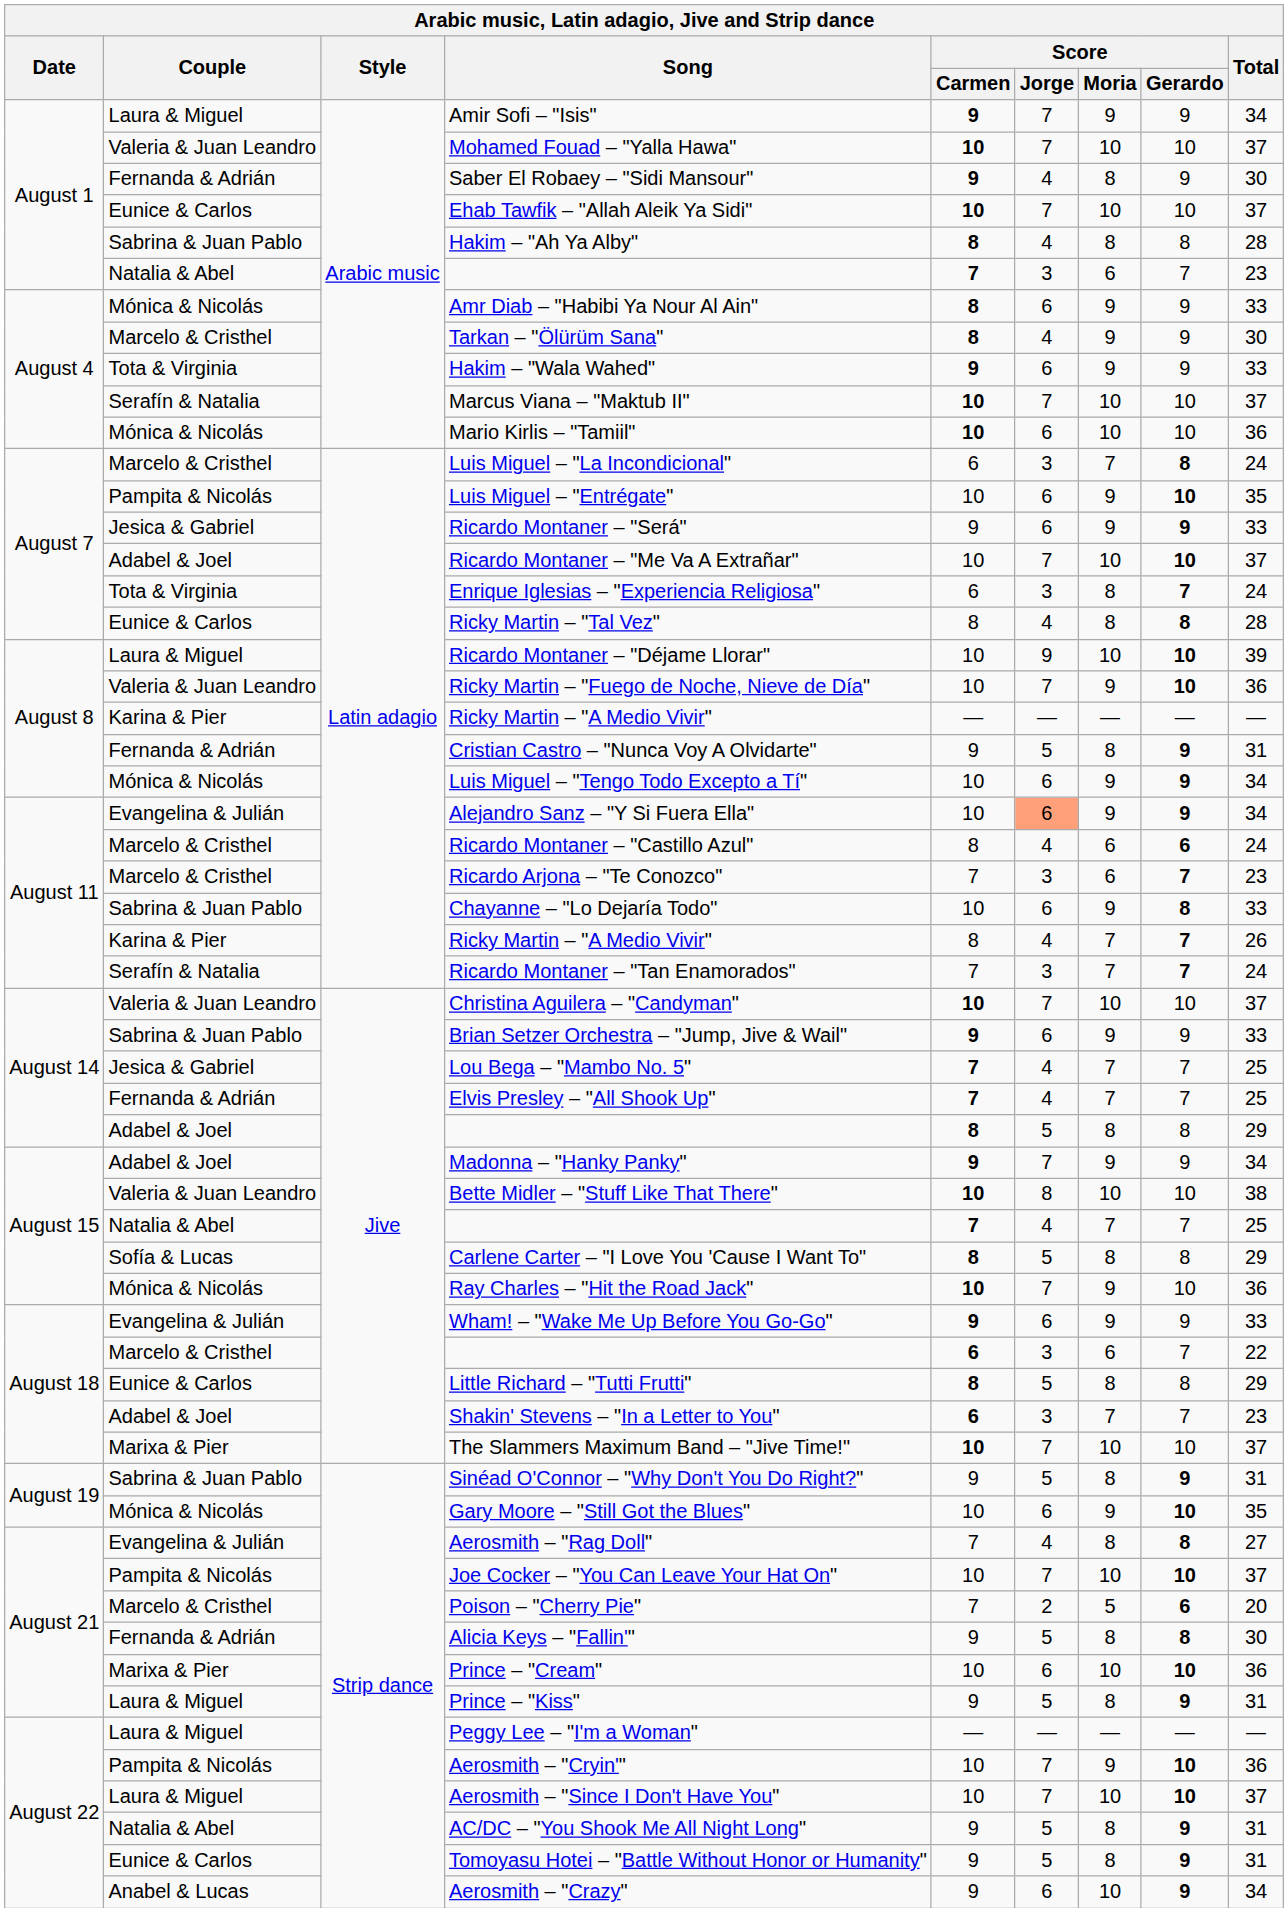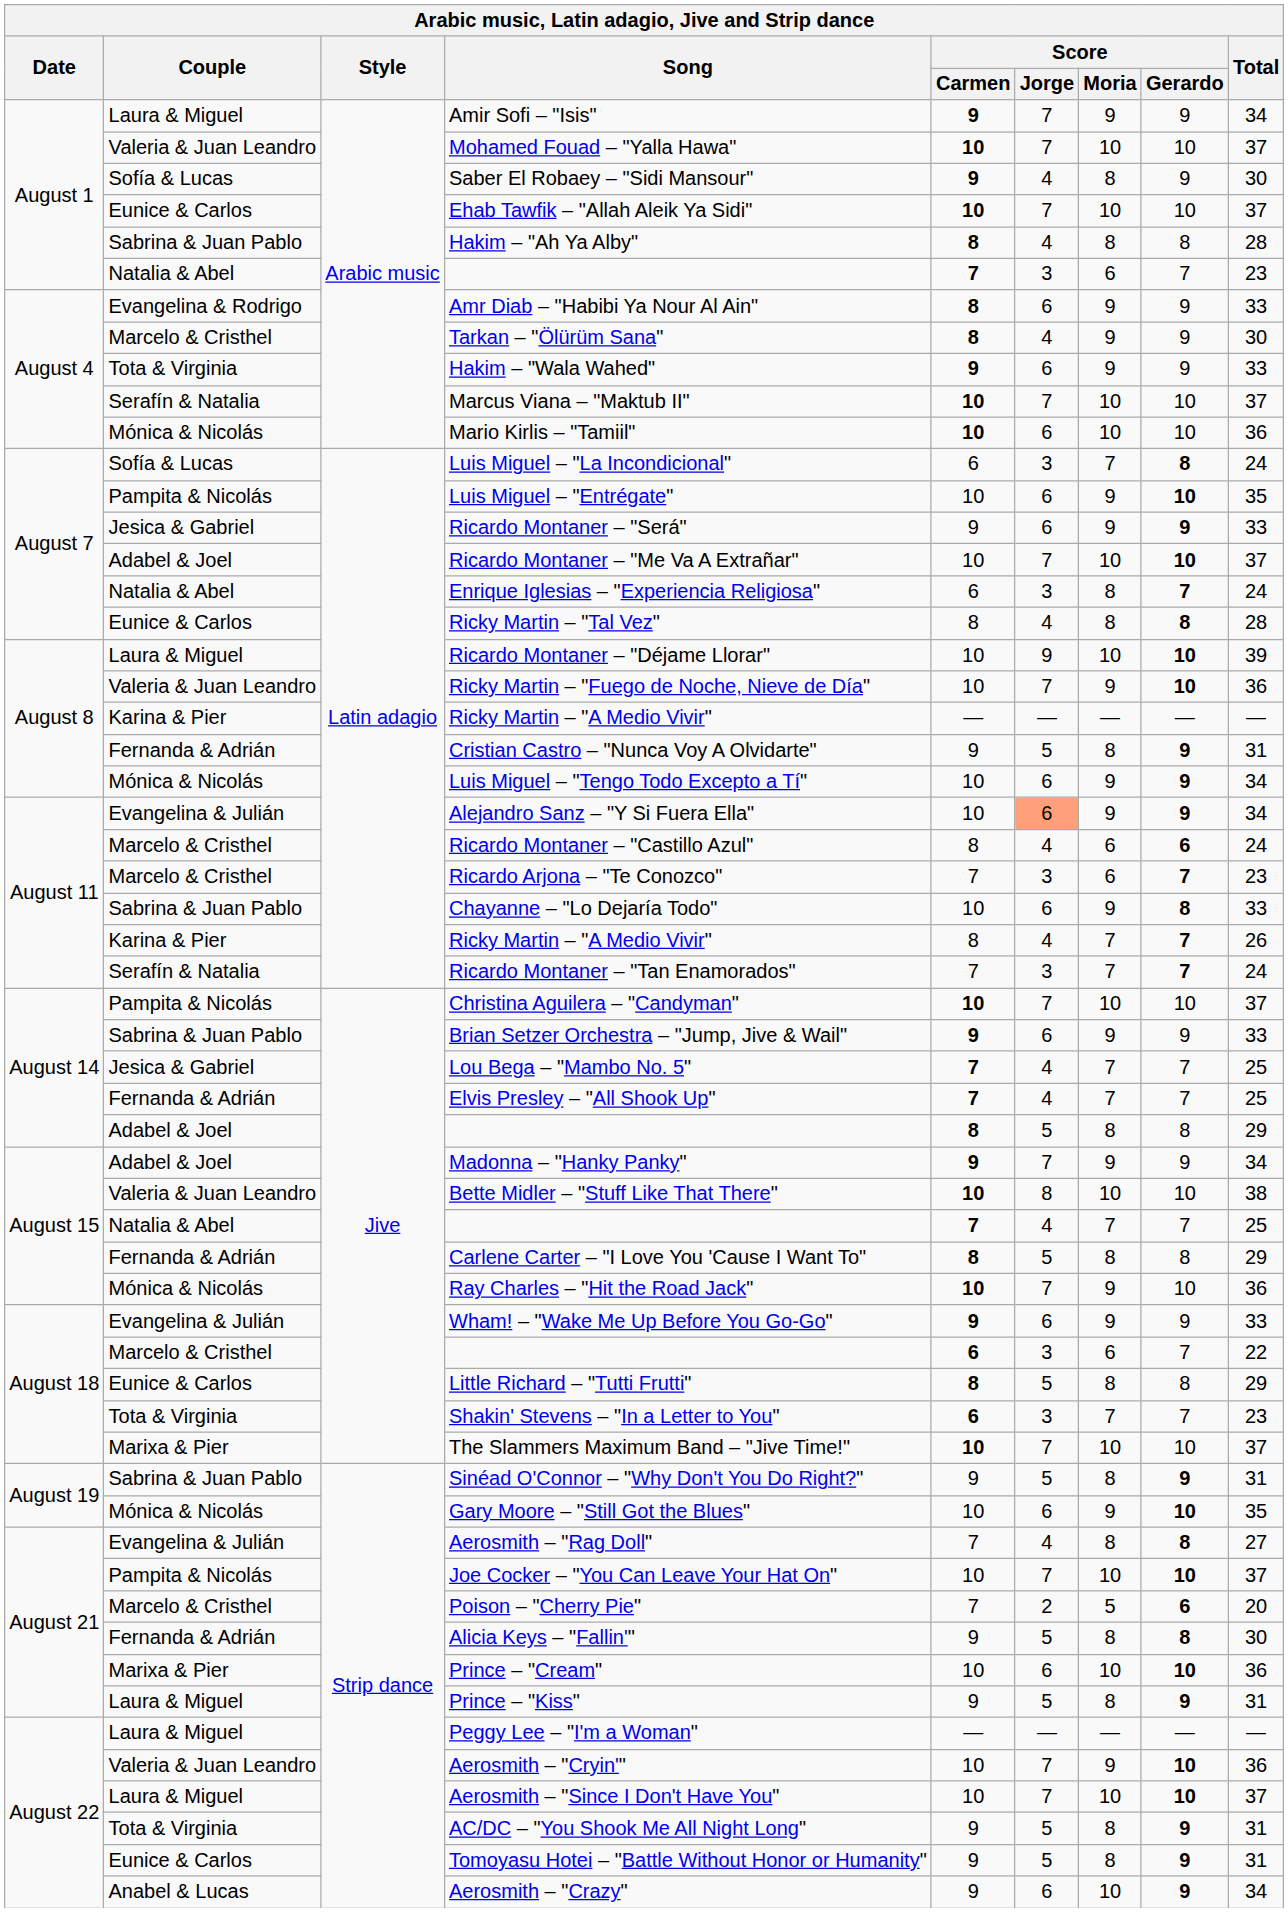(192, 178) Fernanda & Adrián -> (171, 178) Sofía & Lucas
(186, 305) Mónica & Nicolás -> (205, 305) Evangelina & Rodrigo
(190, 464) Marcelo & Cristhel -> (171, 464) Sofía & Lucas
(173, 591) Tota & Virginia -> (171, 591) Natalia & Abel
(212, 1003) Valeria & Juan Leandro -> (190, 1003) Pampita & Nicolás
(171, 1257) Sofía & Lucas -> (192, 1257) Fernanda & Adrián
(170, 1415) Adabel & Joel -> (173, 1415) Tota & Virginia
(190, 1764) Pampita & Nicolás -> (212, 1764) Valeria & Juan Leandro
(171, 1828) Natalia & Abel -> (173, 1828) Tota & Virginia
